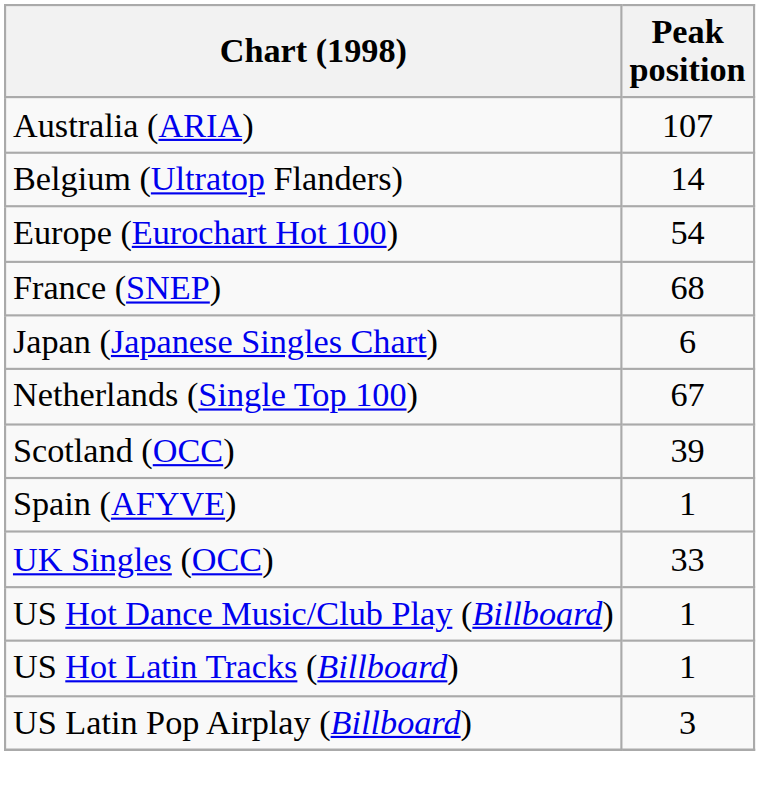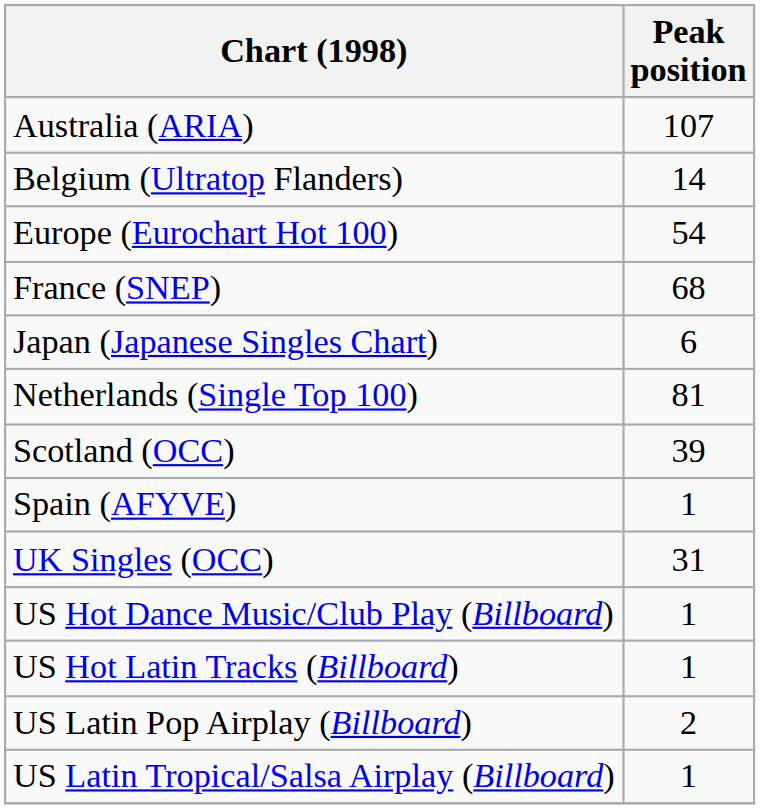(688, 395) 67 -> (689, 395) 81
(688, 558) 33 -> (689, 558) 31
(688, 721) 3 -> (689, 721) 2
+ row: (314, 776)
